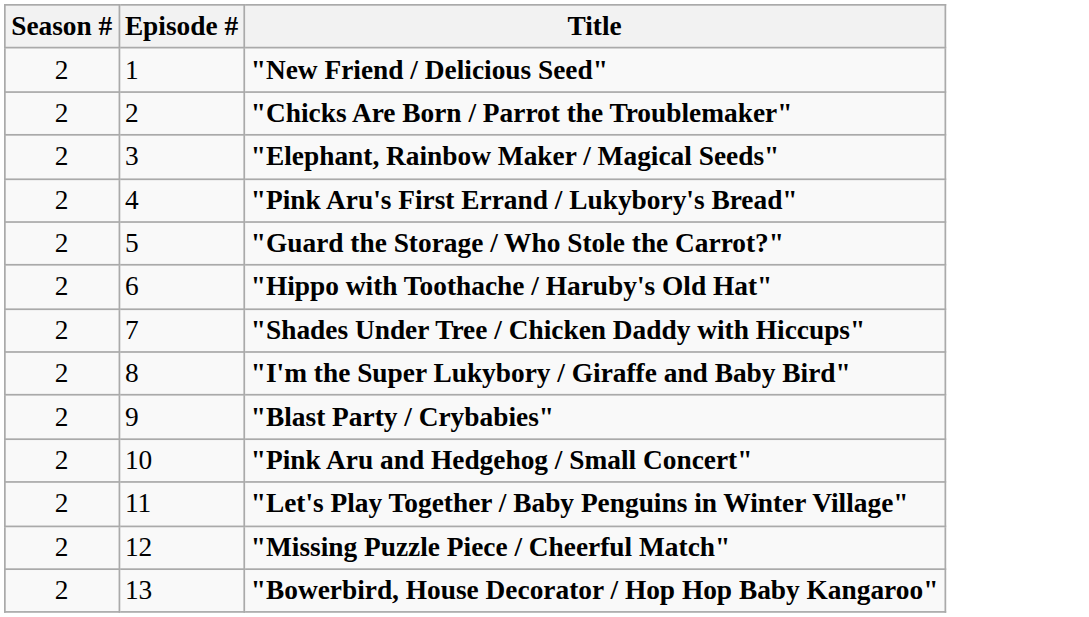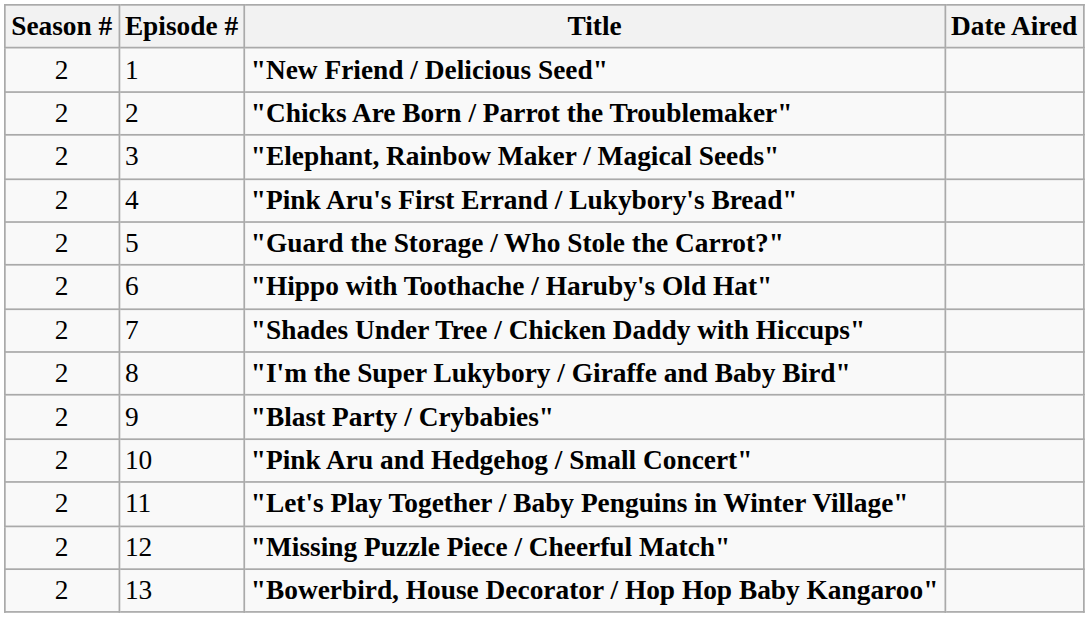+ column: (1014, 26)
